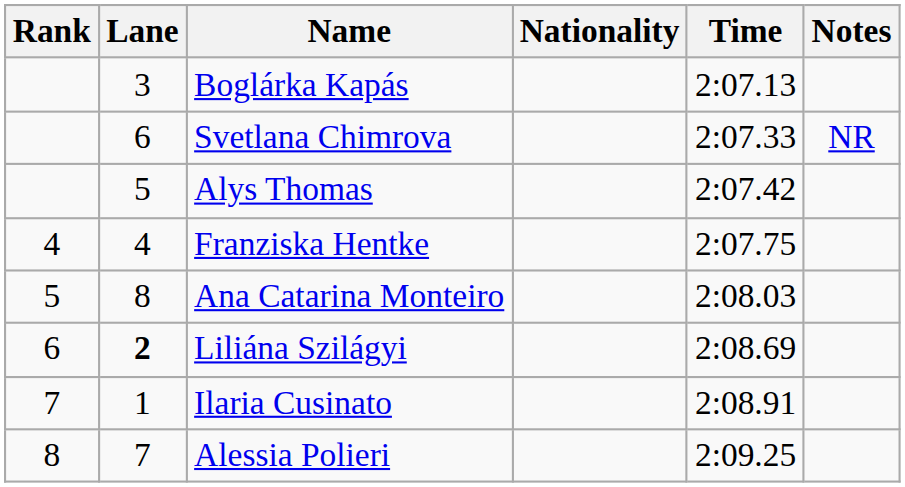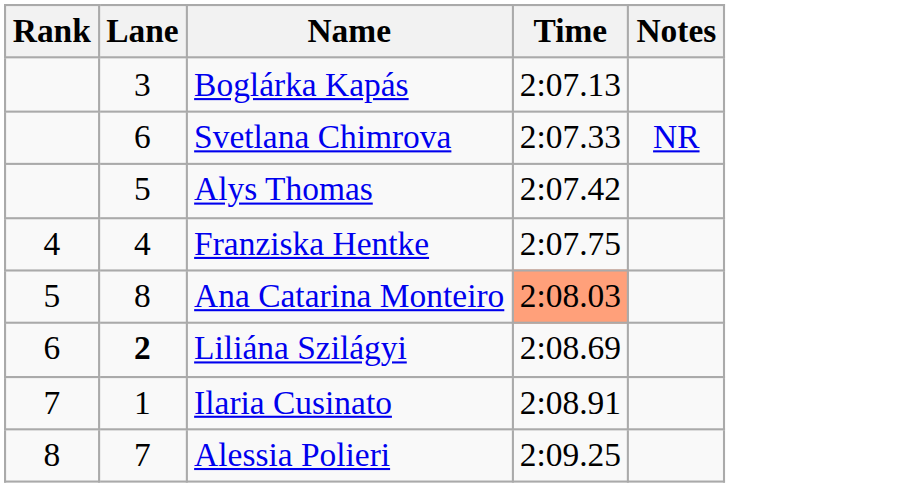- column: (600, 31)
(746, 296) no background -> (570, 296) lightsalmon background
